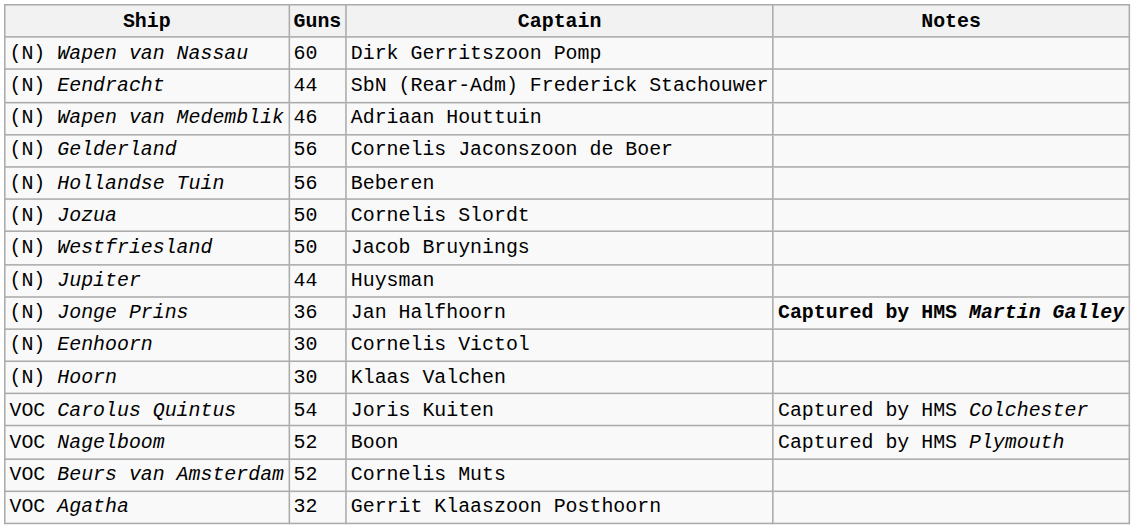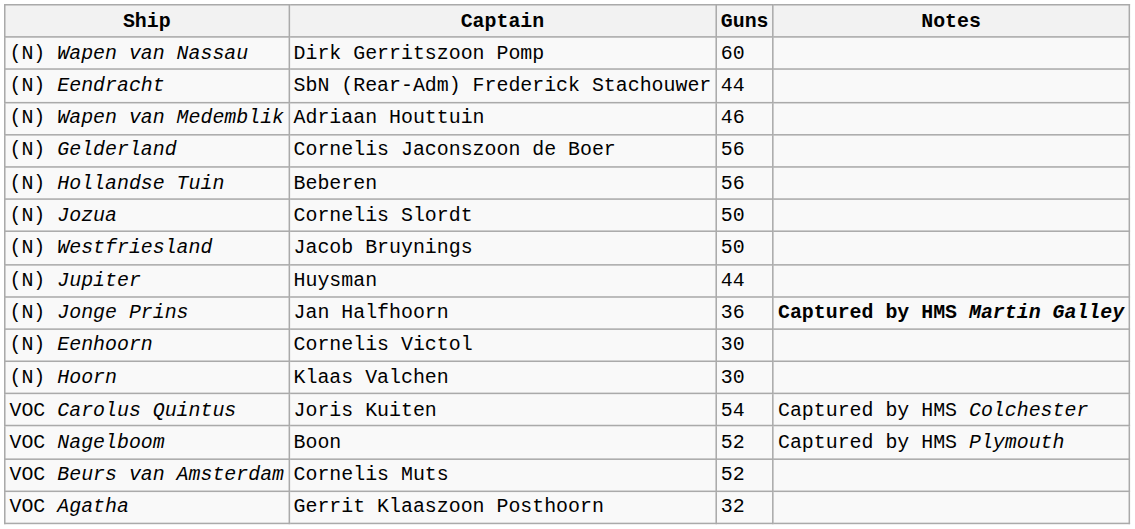columns swapped: (317, 21) <-> (560, 21)
